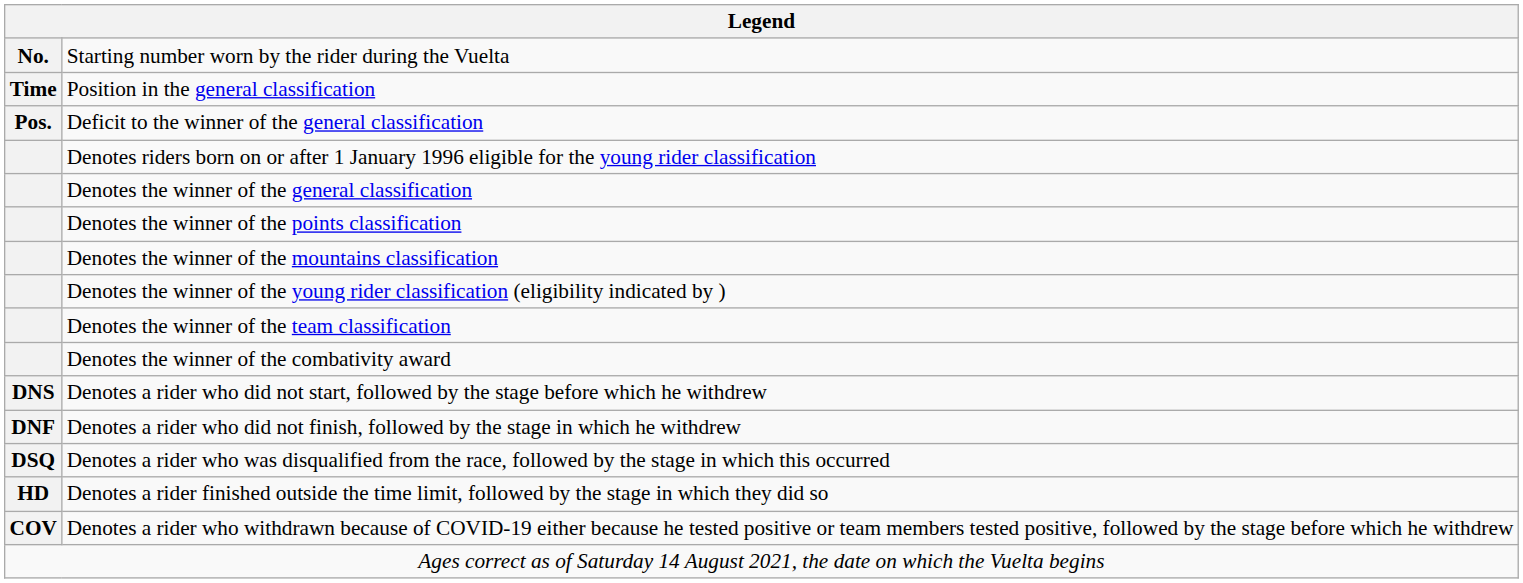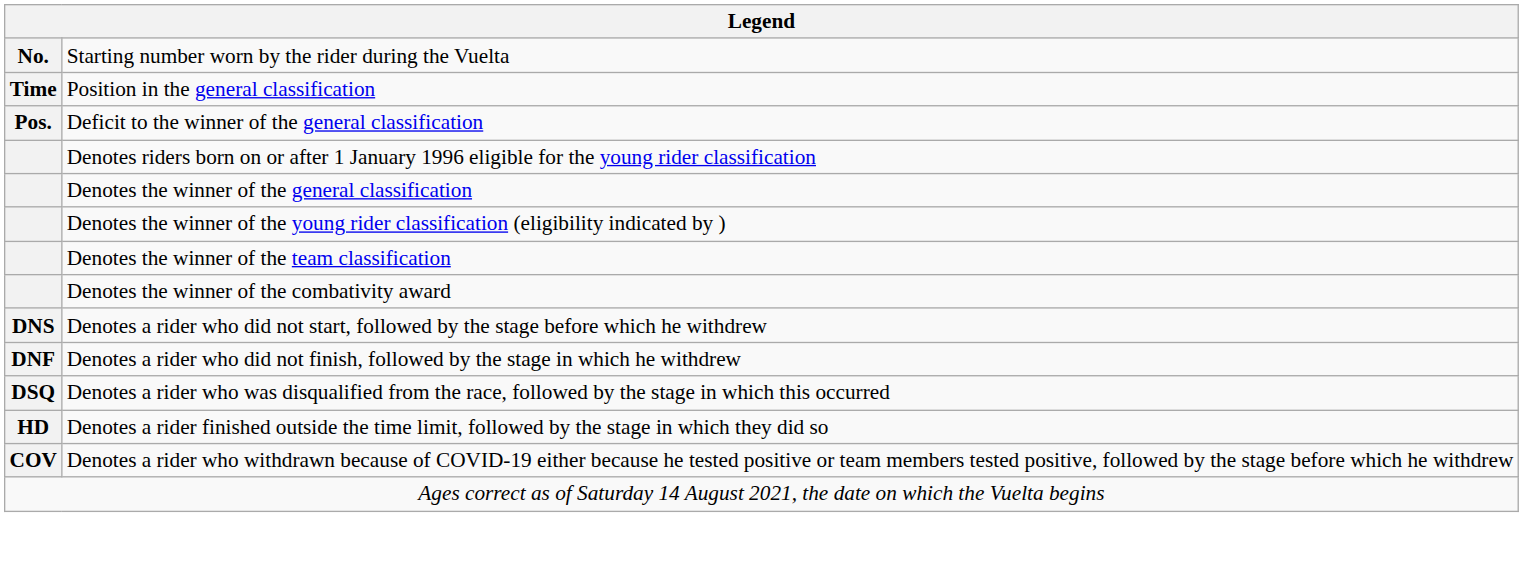- row: (264, 223)
- row: (282, 257)
